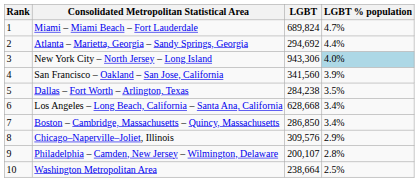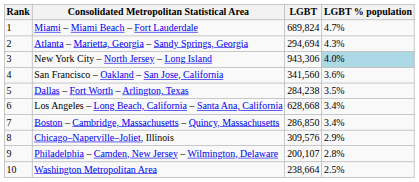(303, 43) 294,692 -> (303, 43) 294,694
(334, 43) 4.4% -> (334, 43) 4.3%
(334, 75) 3.9% -> (334, 75) 3.6%
